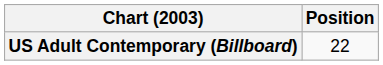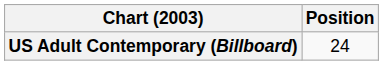(340, 45) 22 -> (340, 45) 24
